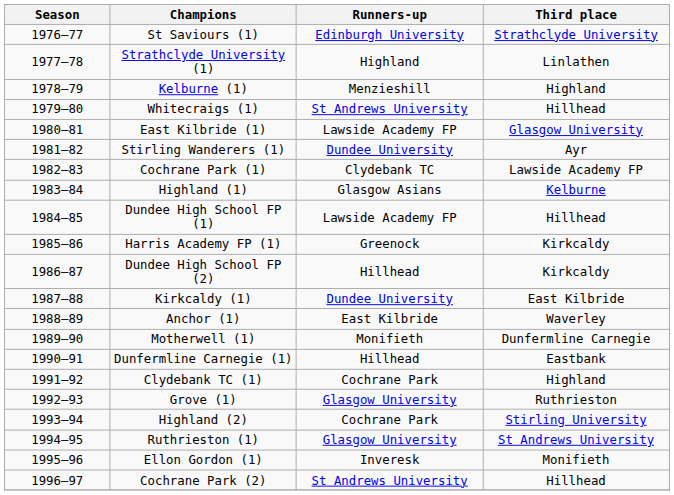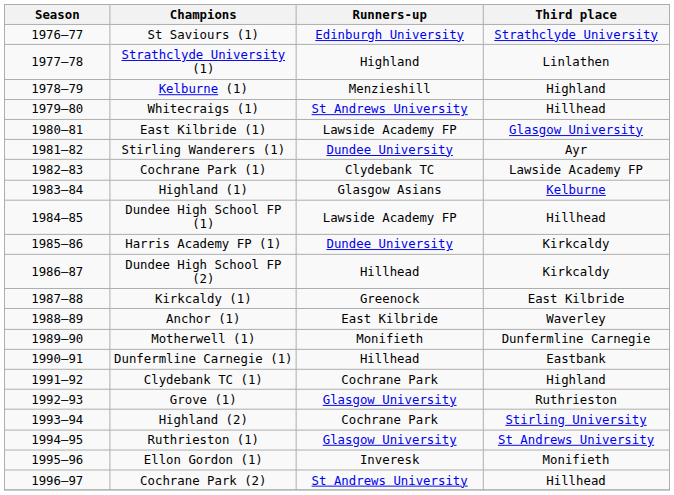(390, 244) Greenock -> (390, 244) Dundee University
(390, 299) Dundee University -> (390, 299) Greenock
